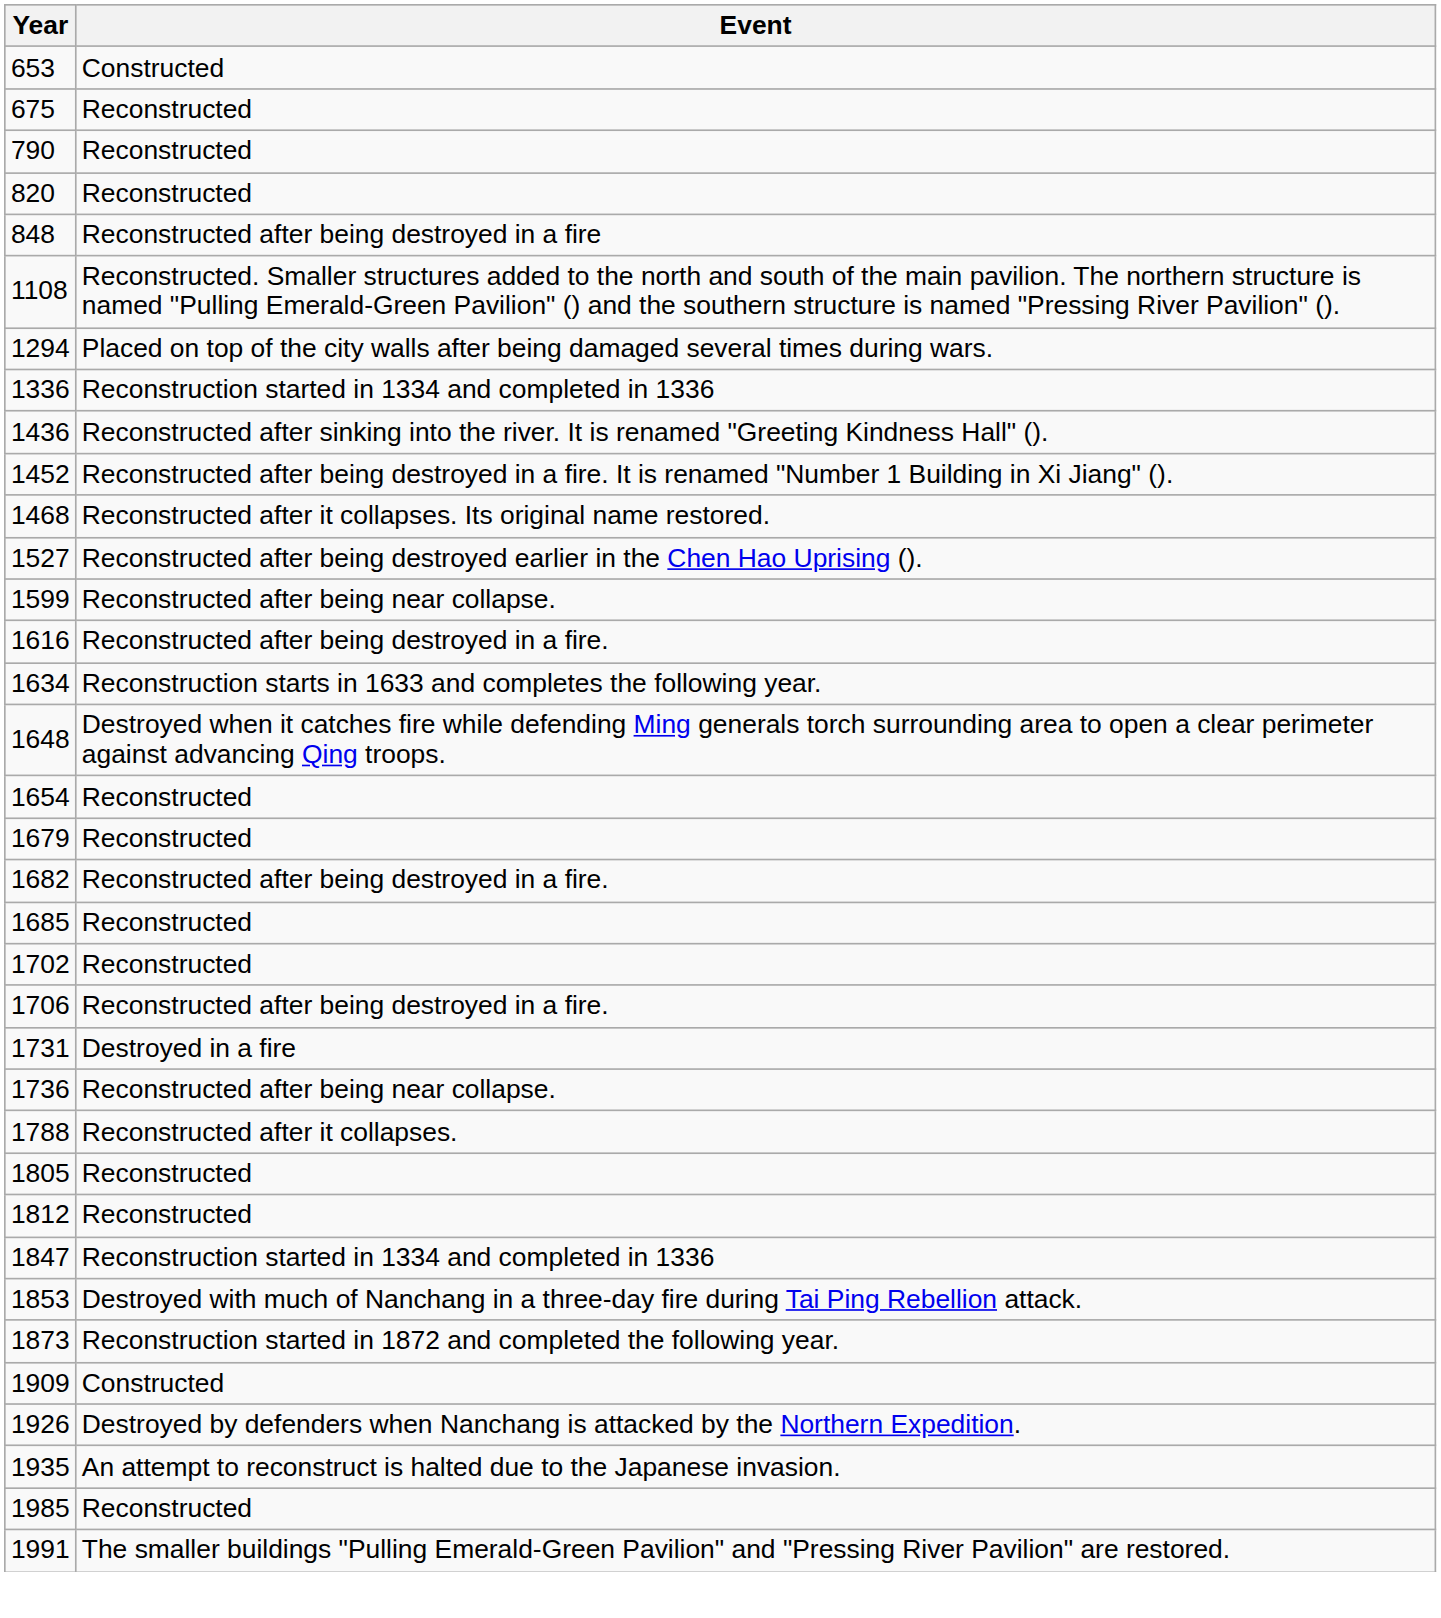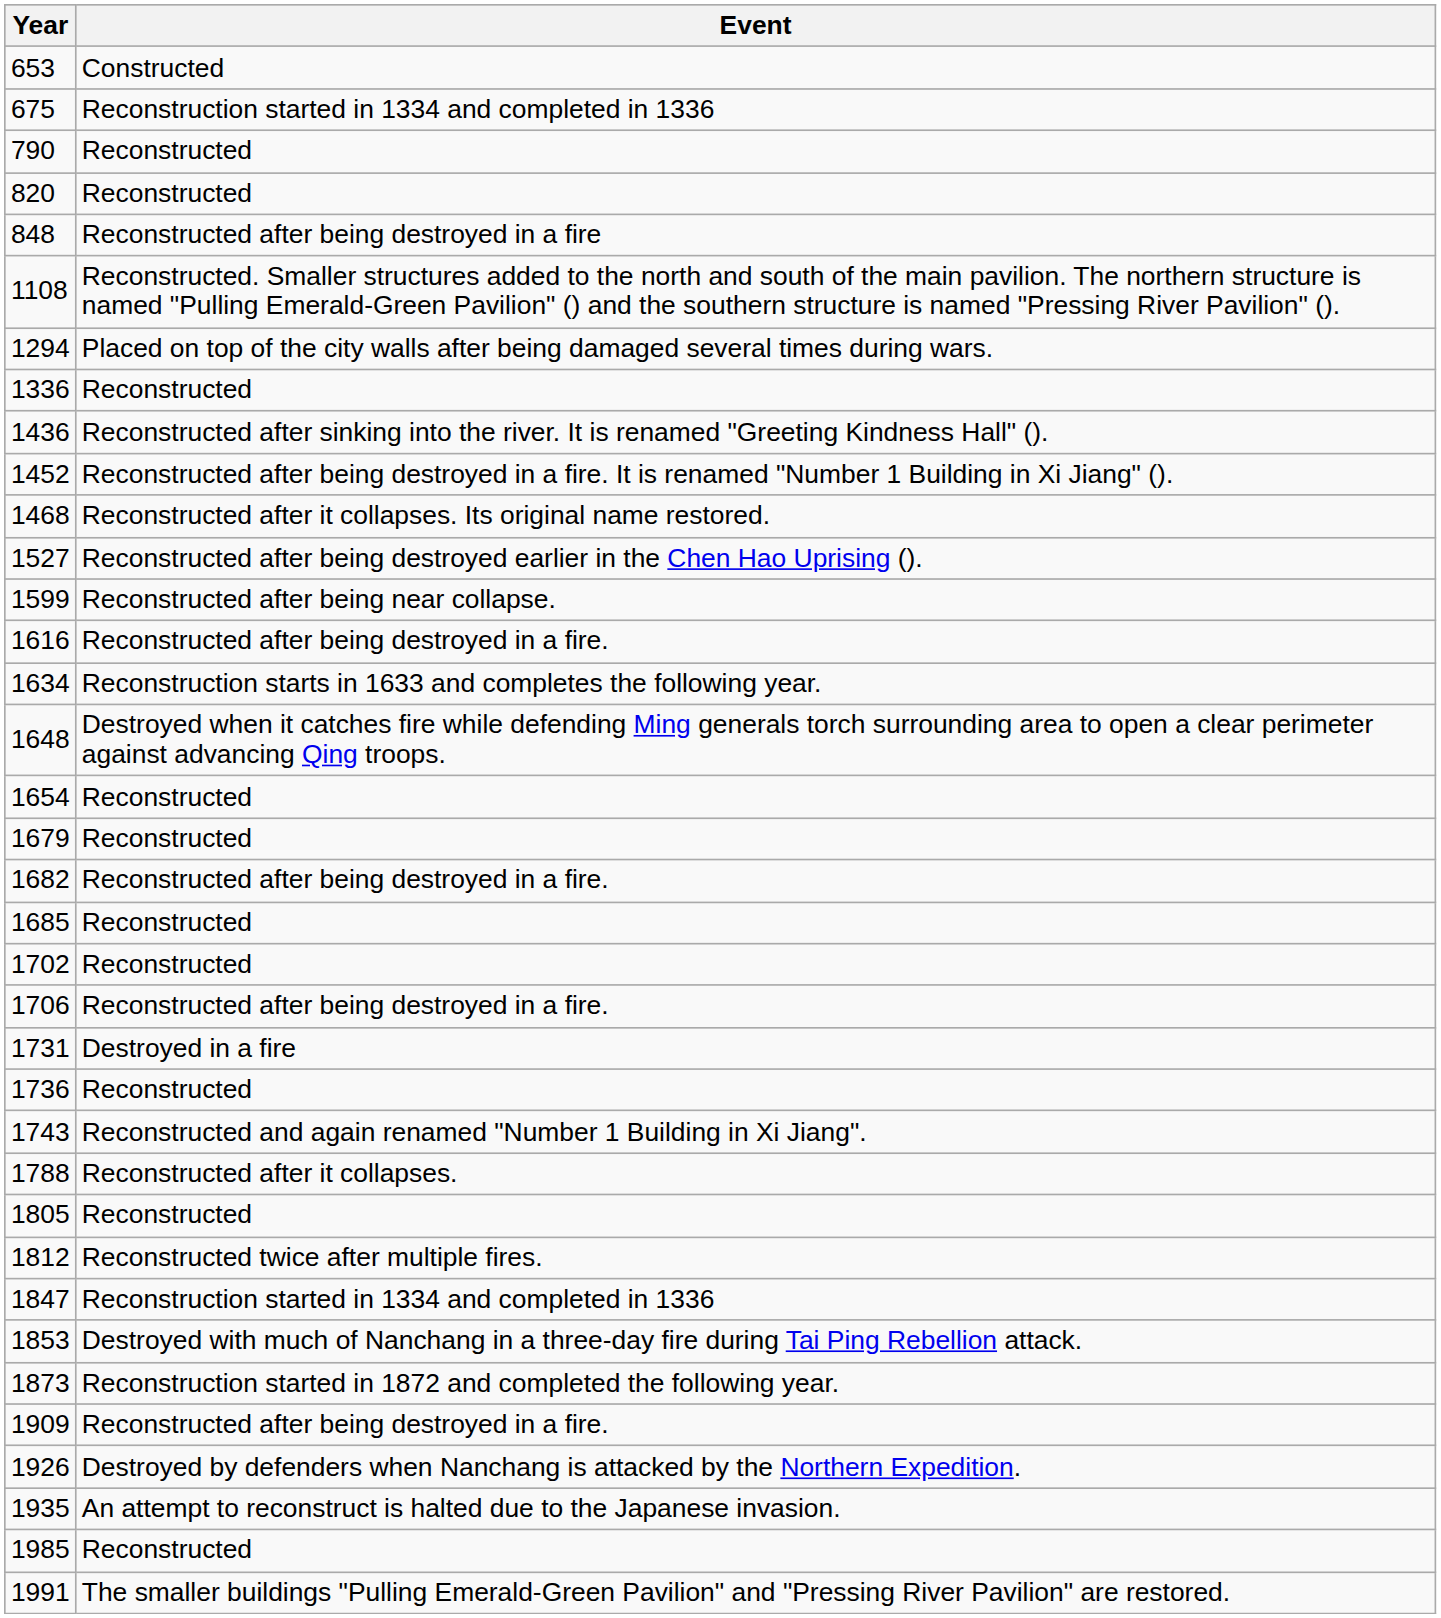(167, 109) Reconstructed -> (398, 109) Reconstruction started in 1334 and completed in 1336
(398, 390) Reconstruction started in 1334 and completed in 1336 -> (167, 390) Reconstructed
(319, 1089) Reconstructed after being near collapse. -> (167, 1089) Reconstructed
+ row: (40, 1131)
(167, 1215) Reconstructed -> (312, 1257) Reconstructed twice after multiple fires.
(153, 1382) Constructed -> (345, 1424) Reconstructed after being destroyed in a fire.
